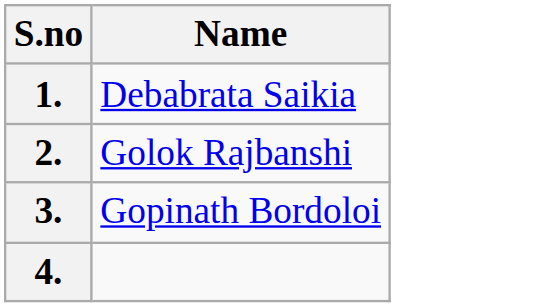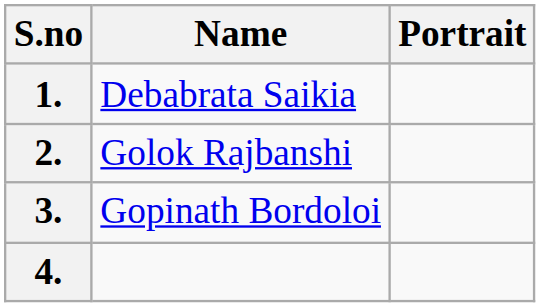+ column: (462, 34)
